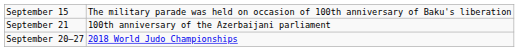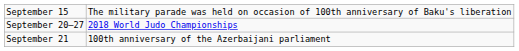rows swapped: (37, 25) <-> (45, 39)
